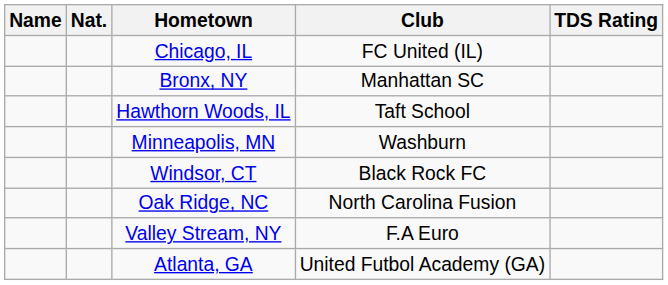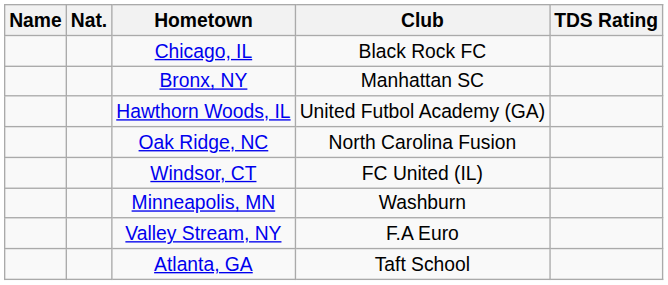(422, 51) FC United (IL) -> (422, 51) Black Rock FC
(422, 112) Taft School -> (422, 112) United Futbol Academy (GA)
rows swapped: (203, 142) <-> (203, 203)
(422, 173) Black Rock FC -> (422, 173) FC United (IL)
(422, 264) United Futbol Academy (GA) -> (422, 264) Taft School
